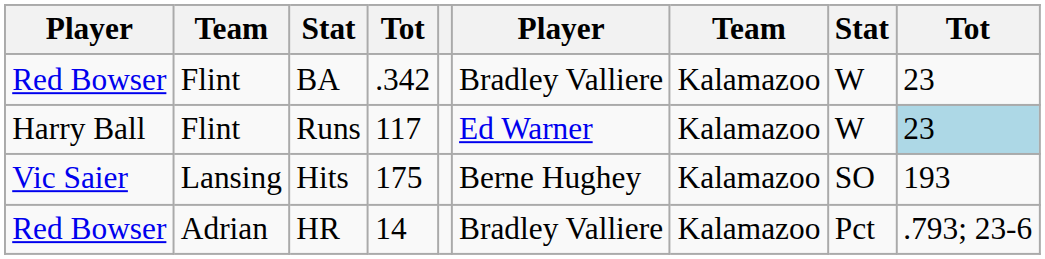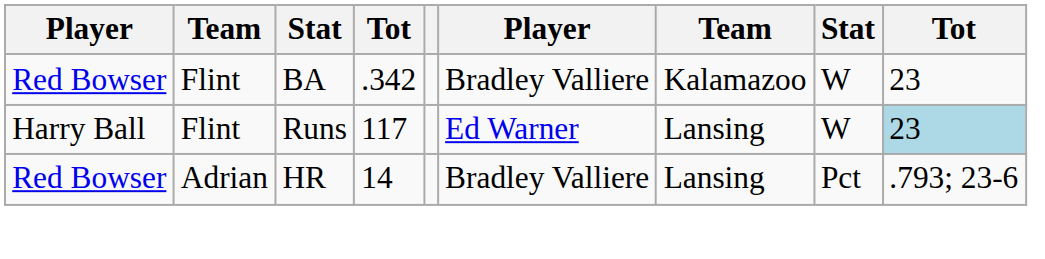(749, 128) Kalamazoo -> (714, 128) Lansing
- row: (322, 178)
(749, 228) Kalamazoo -> (714, 178) Lansing
